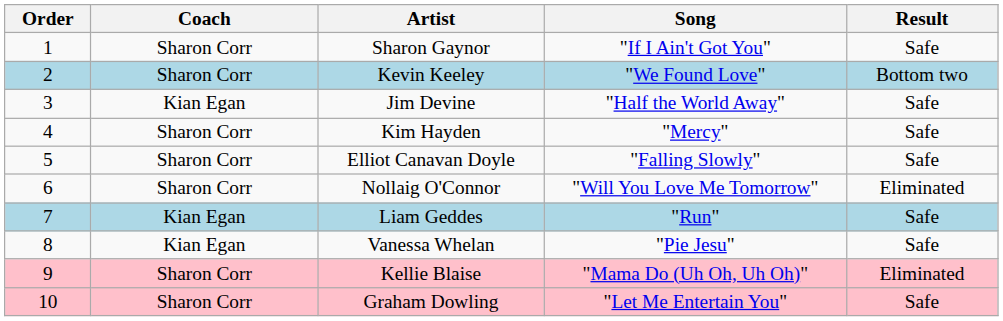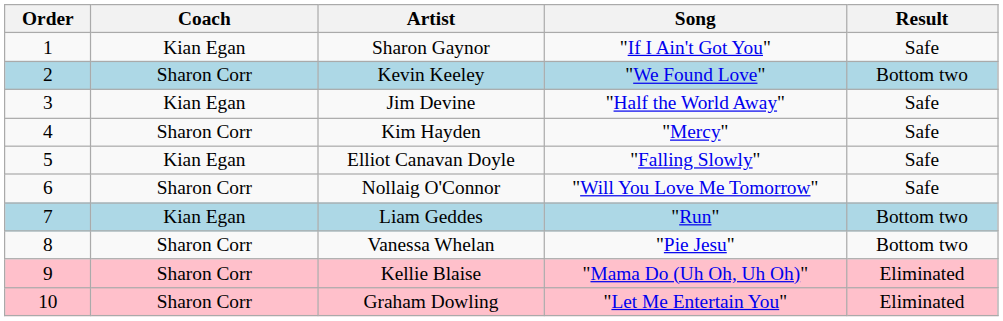(204, 46) Sharon Corr -> (204, 46) Kian Egan
(204, 160) Sharon Corr -> (204, 160) Kian Egan
(922, 188) Eliminated -> (922, 188) Safe
(922, 216) Safe -> (922, 216) Bottom two
(204, 244) Kian Egan -> (204, 244) Sharon Corr
(922, 244) Safe -> (922, 244) Bottom two
(922, 301) Safe -> (922, 301) Eliminated
